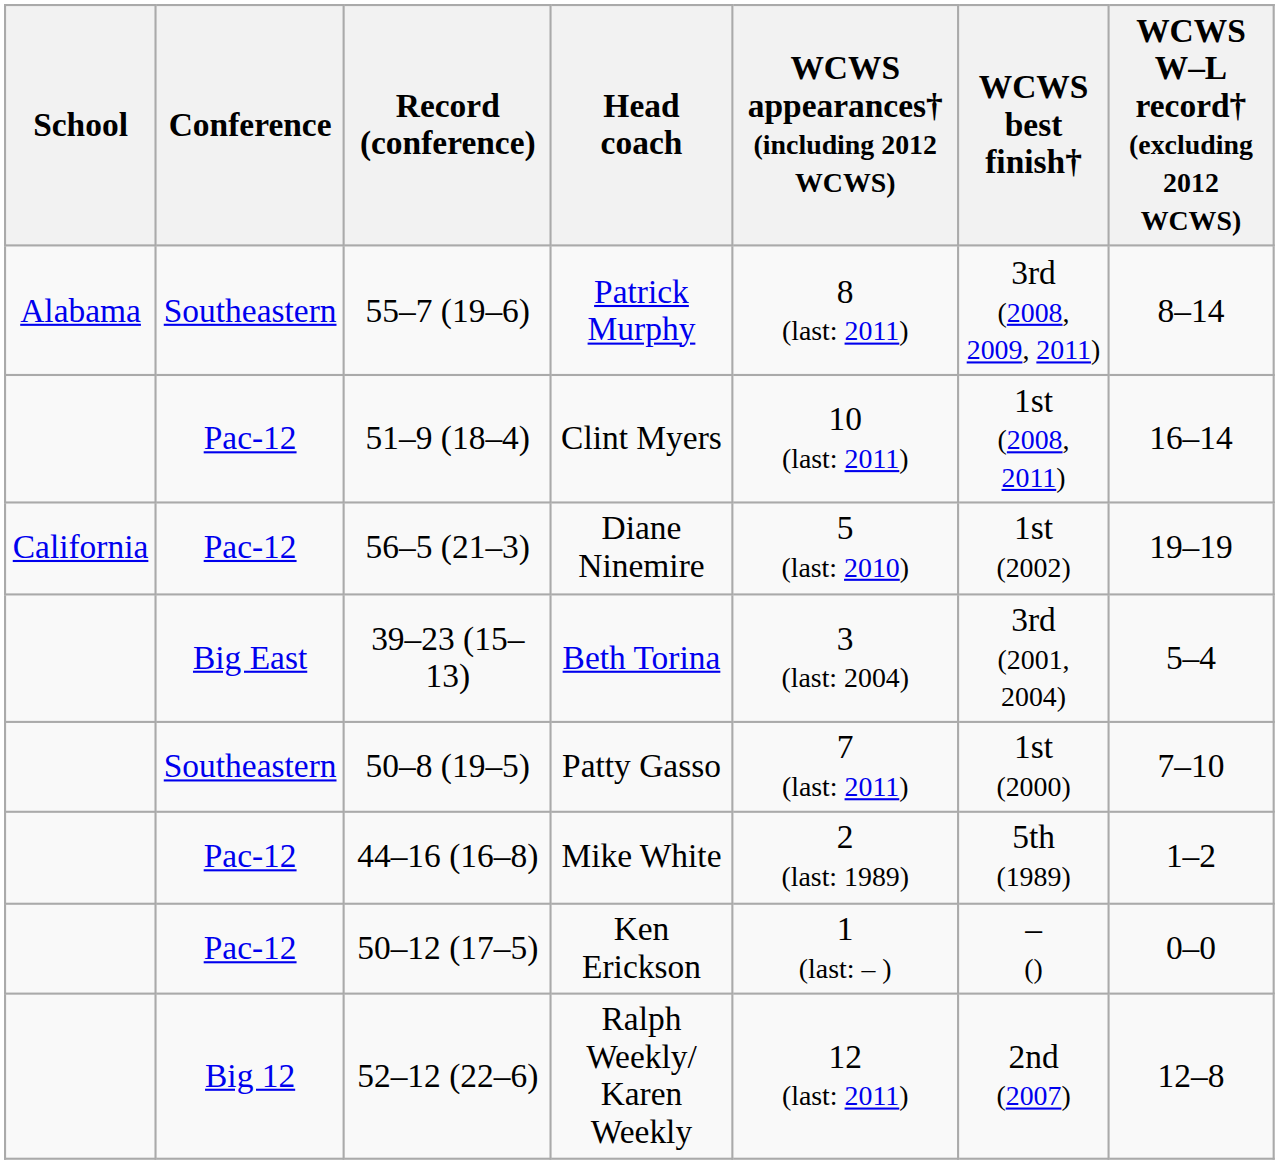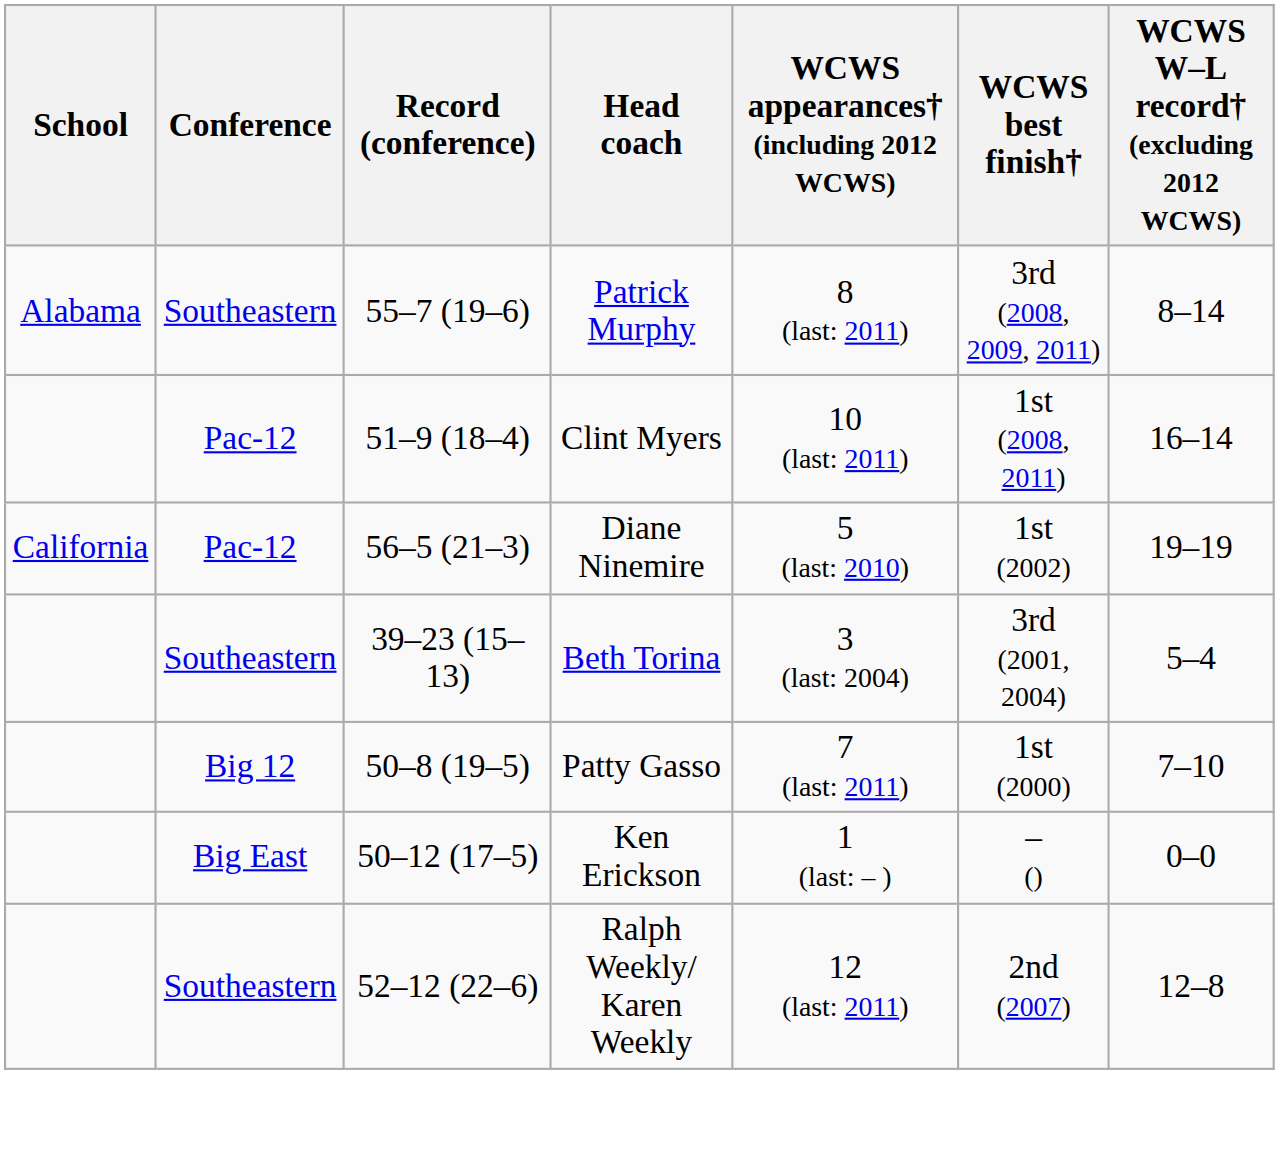(250, 656) Big East -> (250, 656) Southeastern
(250, 766) Southeastern -> (250, 766) Big 12
- row: (641, 857)
(250, 947) Pac-12 -> (250, 857) Big East
(250, 1076) Big 12 -> (250, 985) Southeastern
